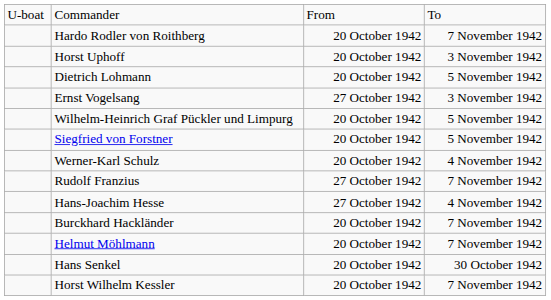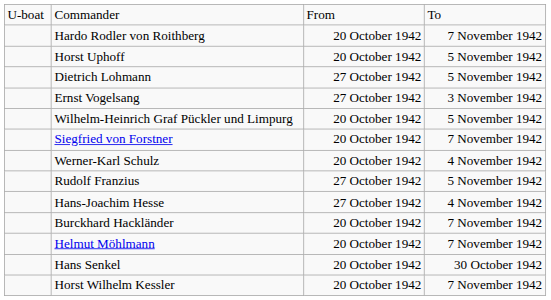(495, 56) 3 November 1942 -> (495, 56) 5 November 1942
(377, 77) 20 October 1942 -> (377, 77) 27 October 1942
(495, 139) 5 November 1942 -> (495, 139) 7 November 1942
(495, 181) 7 November 1942 -> (495, 181) 5 November 1942
